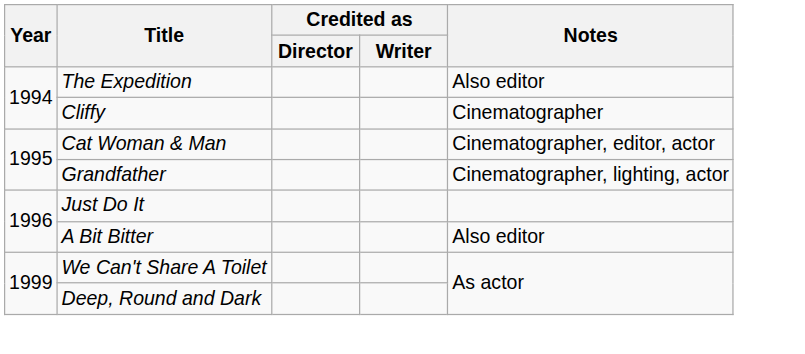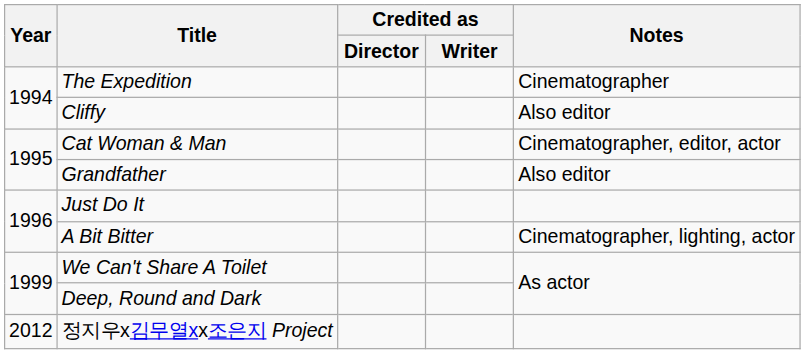(498, 81) Also editor -> (594, 81) Cinematographer
(528, 112) Cinematographer -> (564, 112) Also editor
(591, 174) Cinematographer, lighting, actor -> (564, 174) Also editor
(498, 236) Also editor -> (657, 236) Cinematographer, lighting, actor
+ row: (197, 330)
